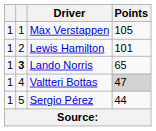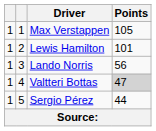(21, 65) bold -> (21, 65) normal
(121, 65) 65 -> (121, 65) 56
